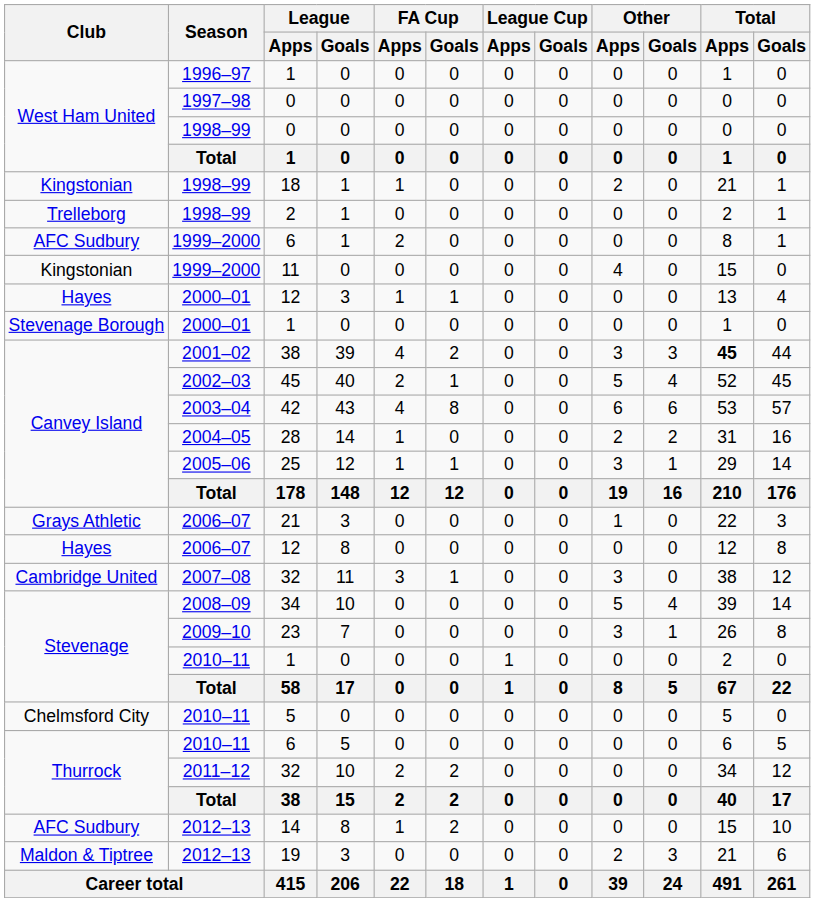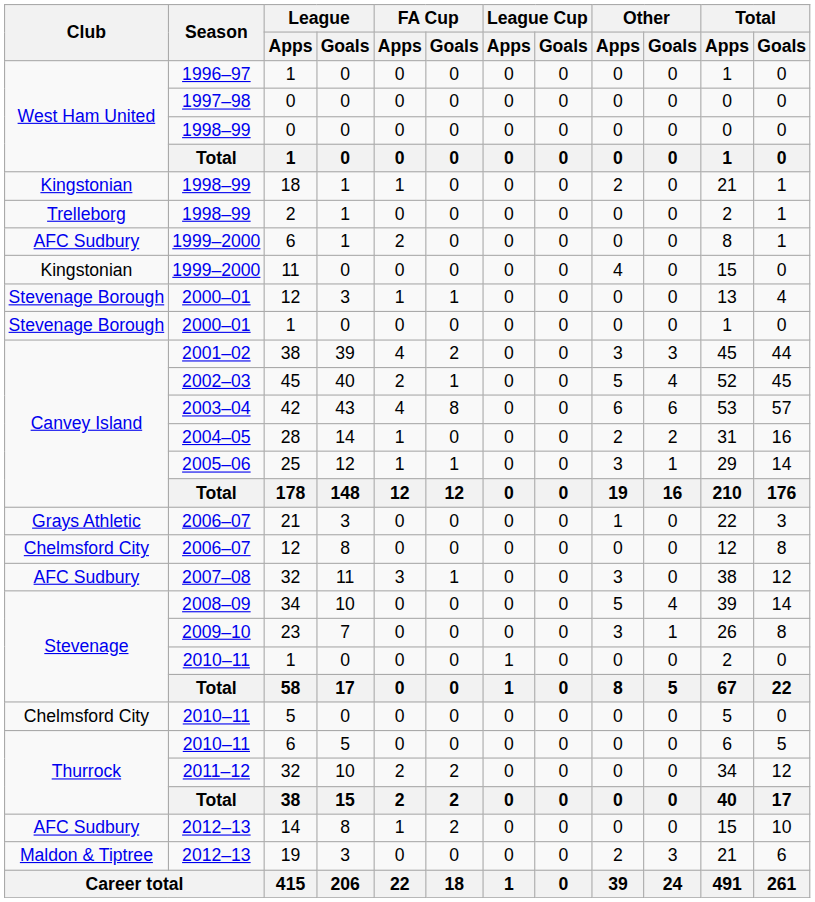(86, 297) Hayes -> (86, 297) Stevenage Borough
(727, 353) bold -> (727, 353) normal
(86, 548) Hayes -> (86, 548) Chelmsford City
(86, 576) Cambridge United -> (86, 576) AFC Sudbury
